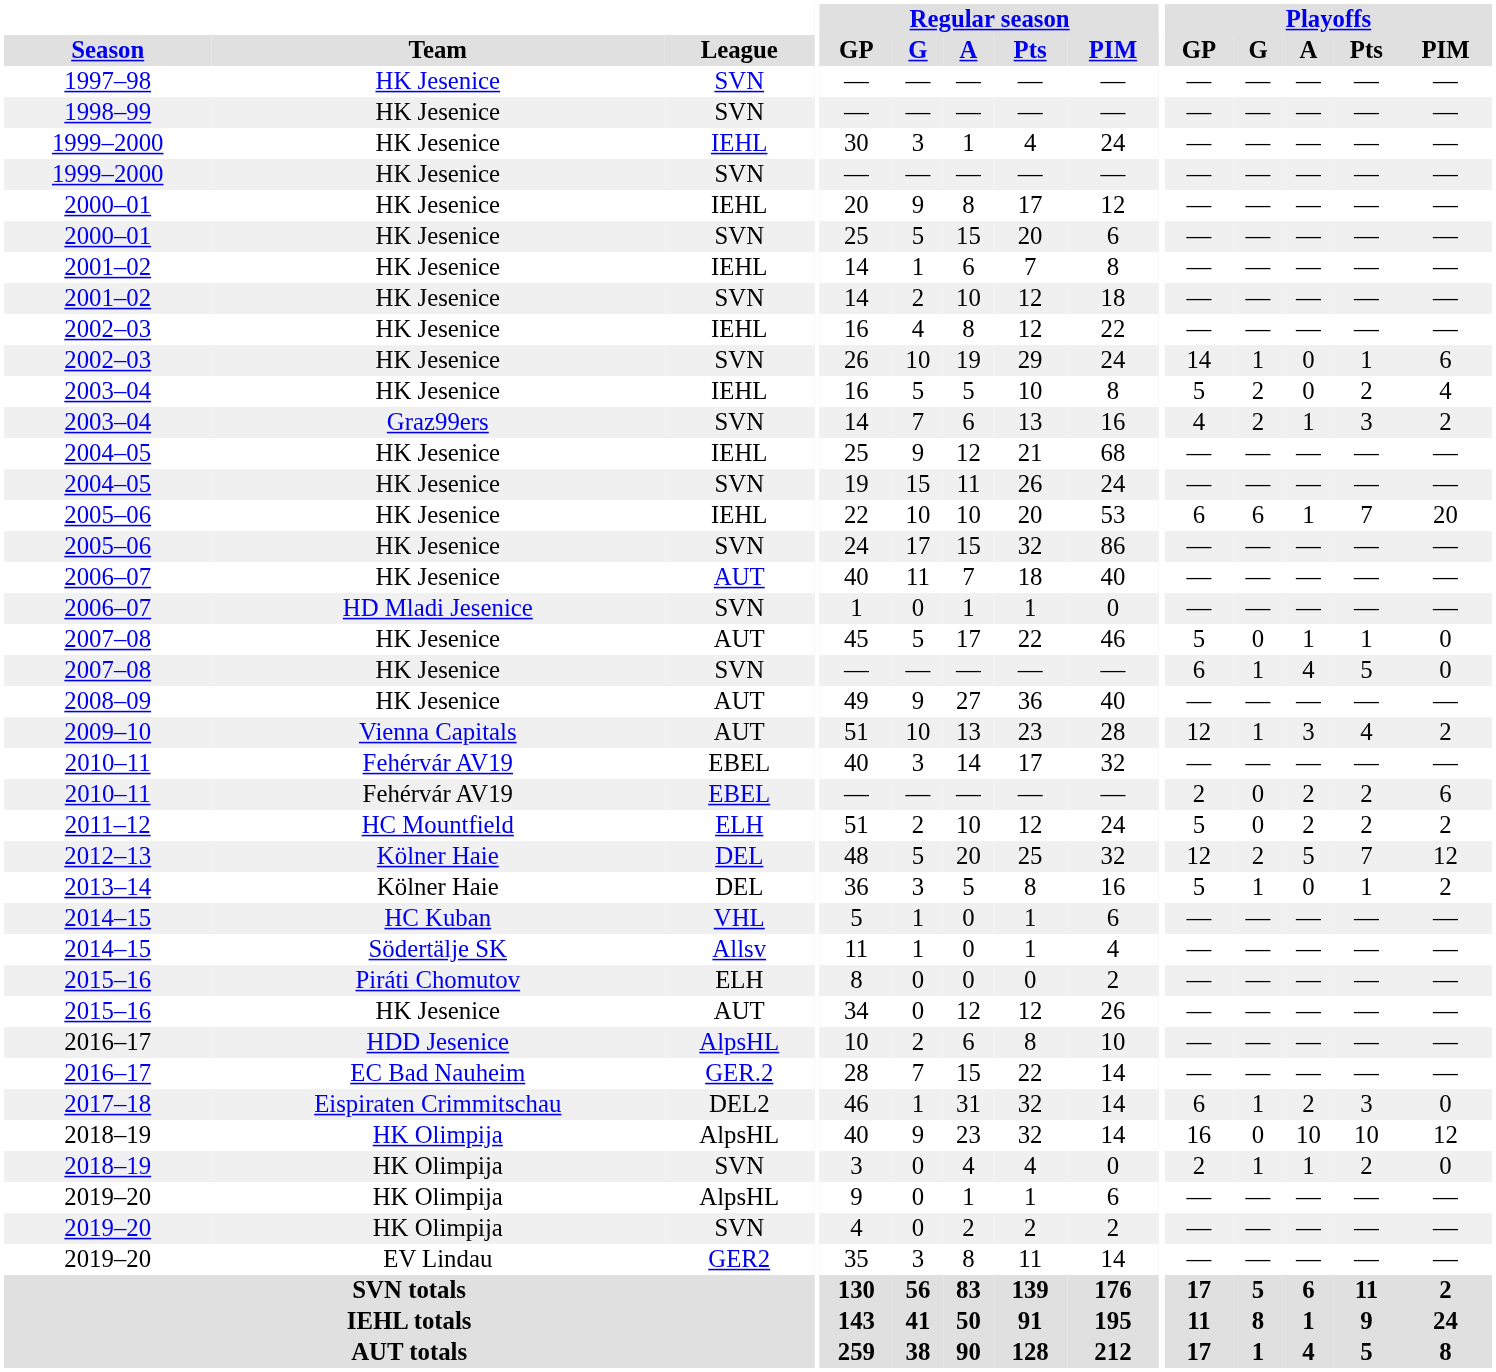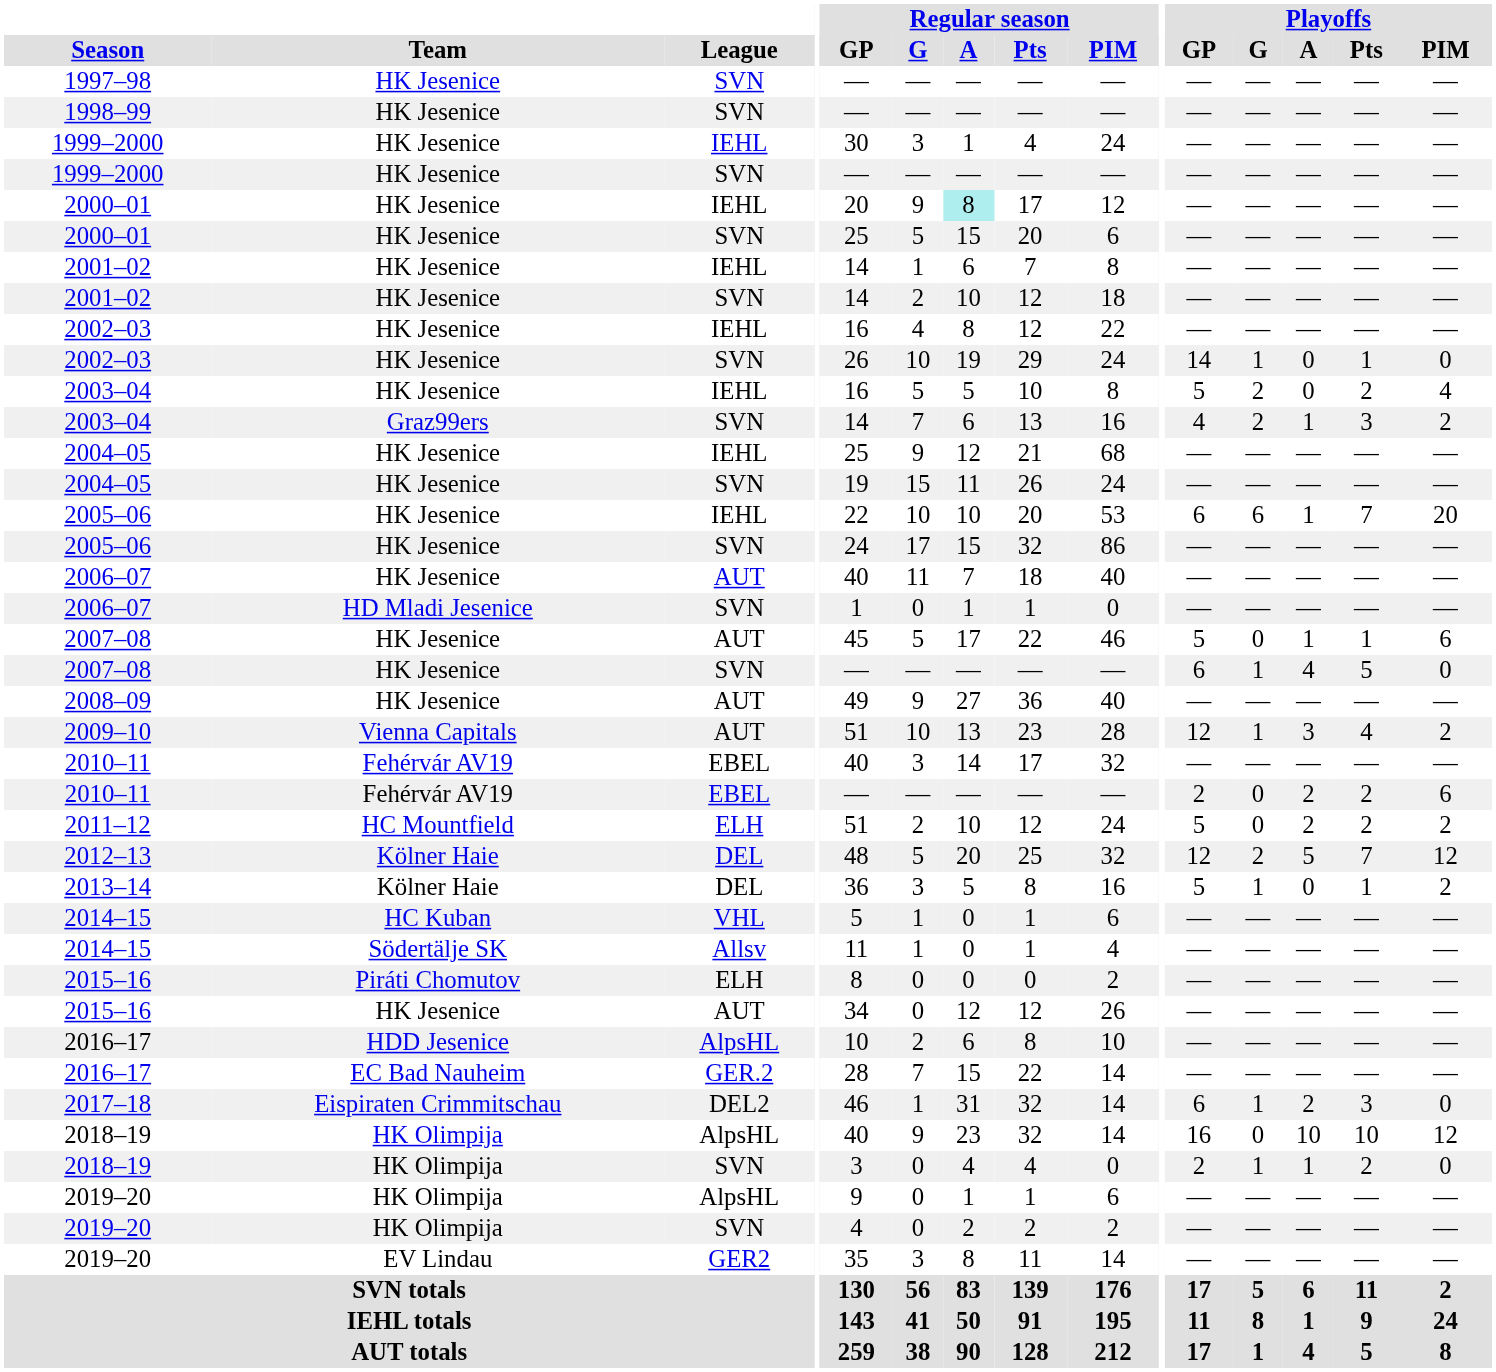(968, 205) no background -> (968, 205) paleturquoise background
(1446, 360) 6 -> (1446, 360) 0
(1446, 639) 0 -> (1446, 639) 6
